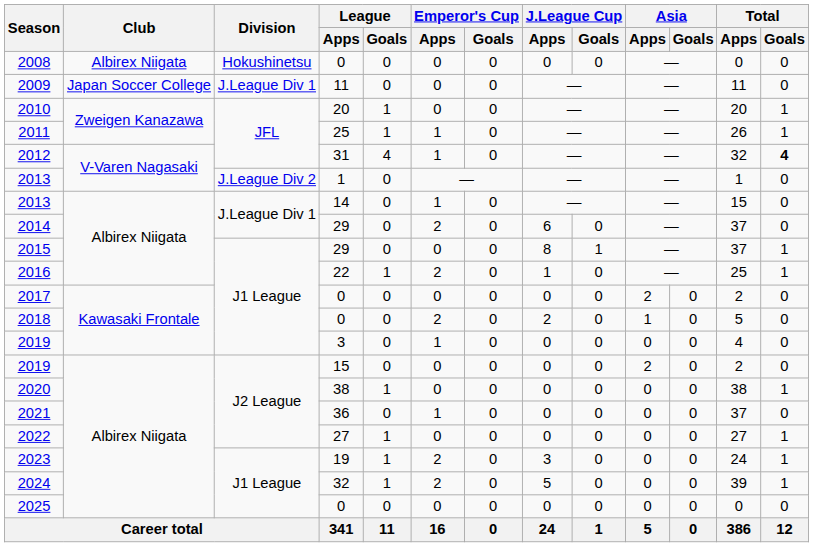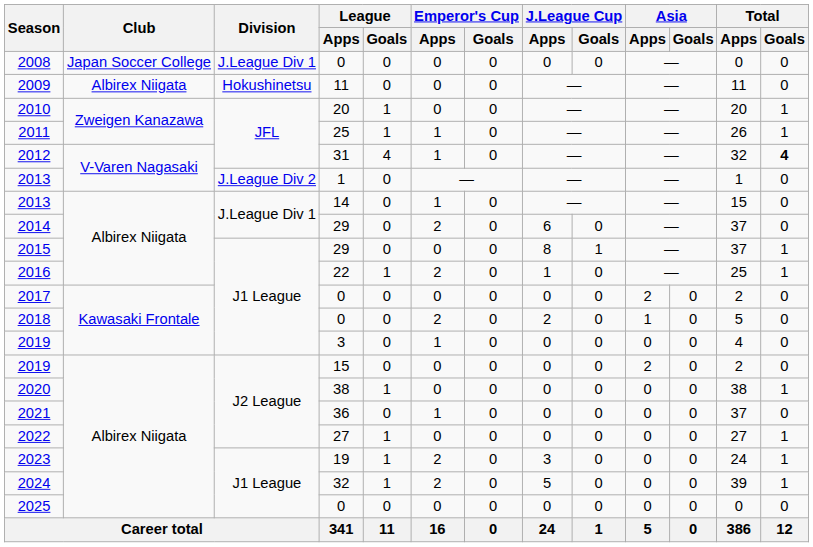(139, 62) Albirex Niigata -> (139, 62) Japan Soccer College
(267, 62) Hokushinetsu -> (267, 62) J.League Div 1
(139, 86) Japan Soccer College -> (139, 86) Albirex Niigata
(267, 86) J.League Div 1 -> (267, 86) Hokushinetsu
